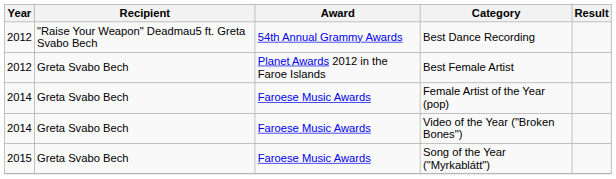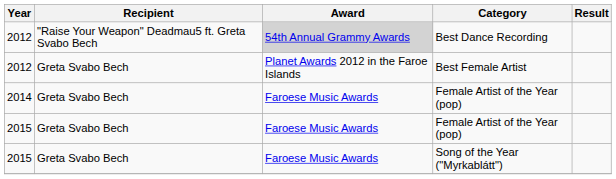(330, 37) no background -> (338, 37) lightgrey background
- row: (19, 128)
+ row: (19, 128)
